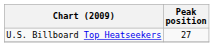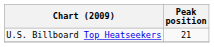(186, 35) 27 -> (186, 35) 21
